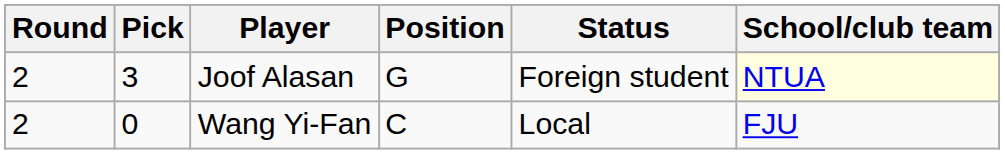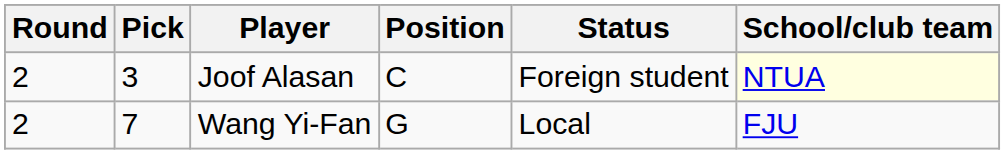(397, 76) G -> (396, 76) C
(130, 124) 0 -> (130, 124) 7
(396, 124) C -> (397, 124) G
